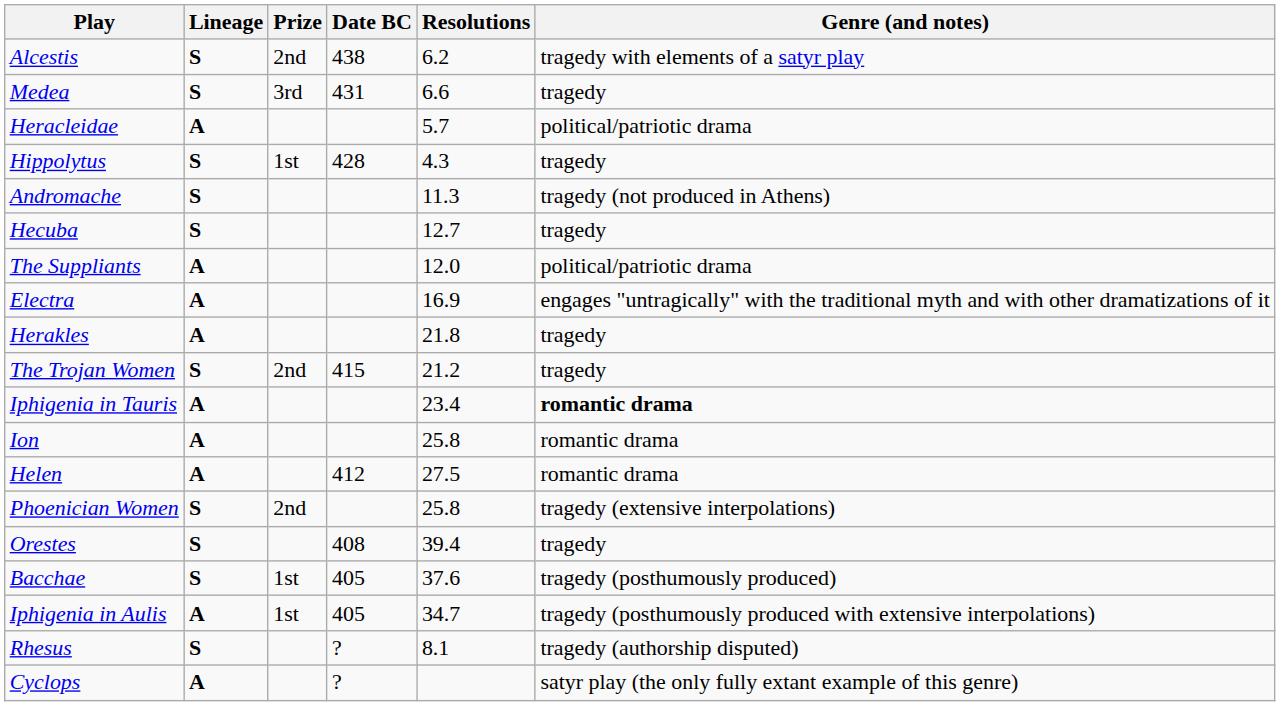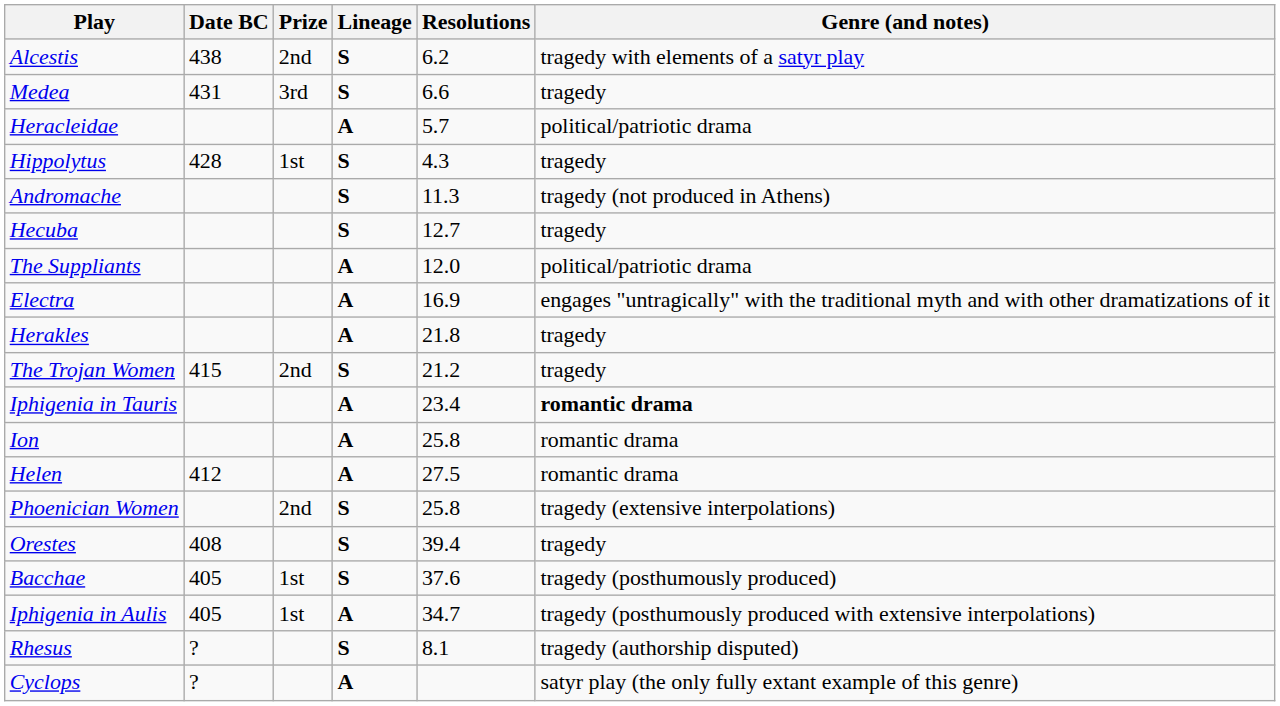columns swapped: (372, 21) <-> (226, 21)
